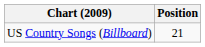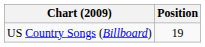(178, 32) 21 -> (178, 32) 19
